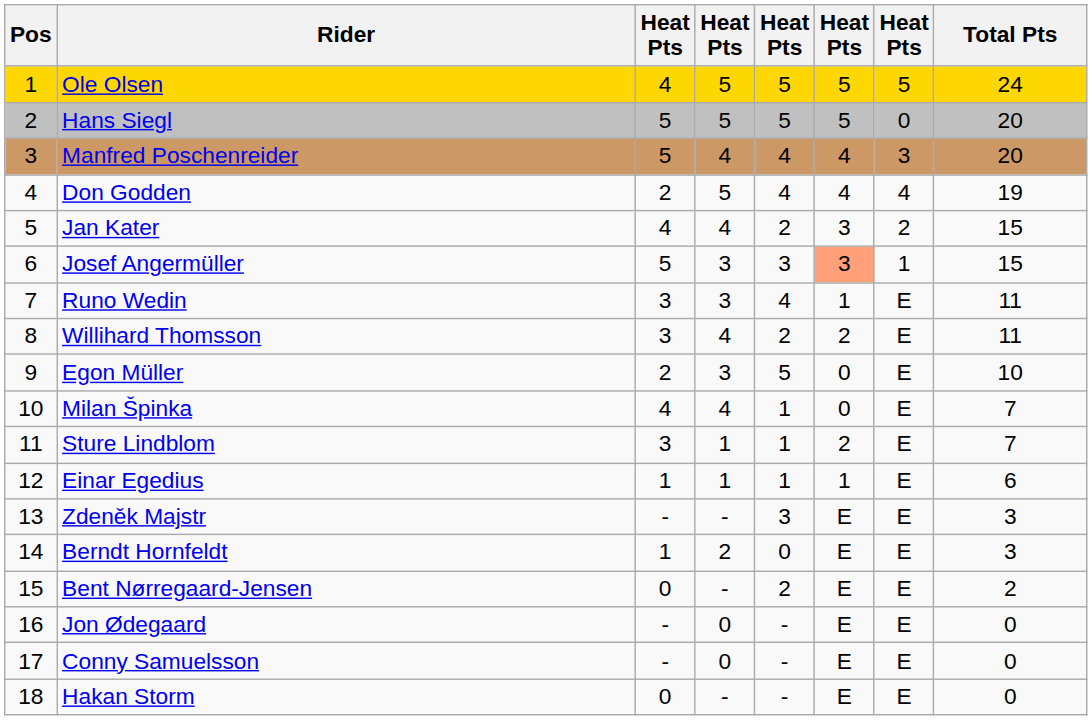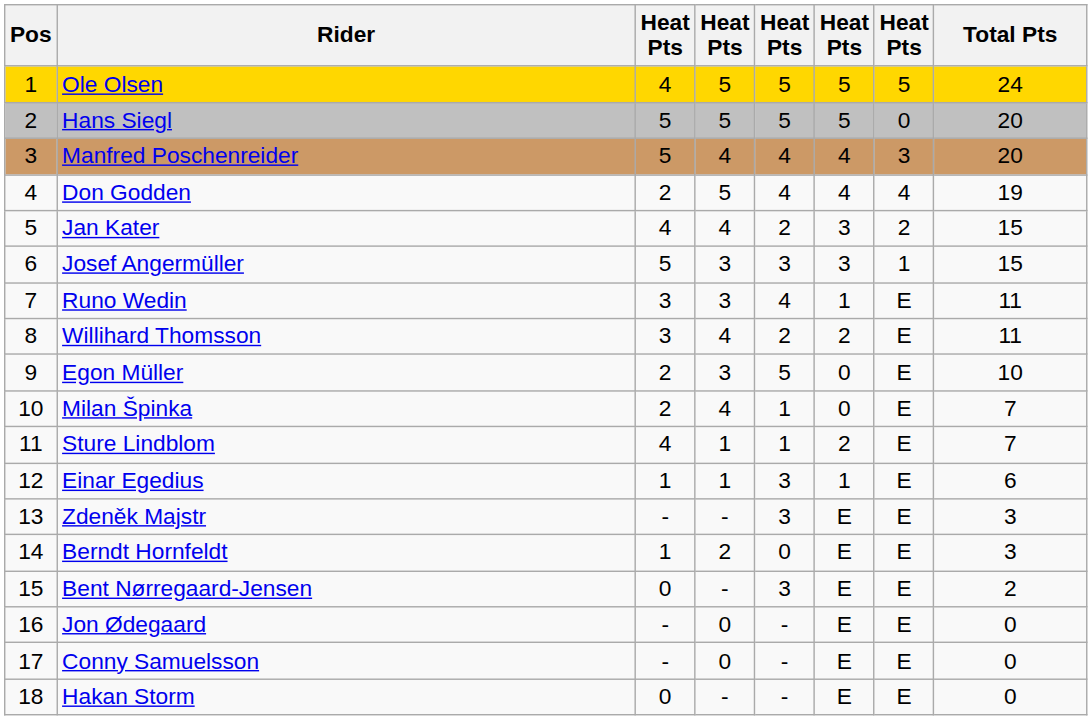(844, 264) lightsalmon background -> (844, 264) no background
(665, 408) 4 -> (665, 408) 2
(665, 444) 3 -> (665, 444) 4
(785, 480) 1 -> (785, 480) 3
(785, 588) 2 -> (785, 588) 3
